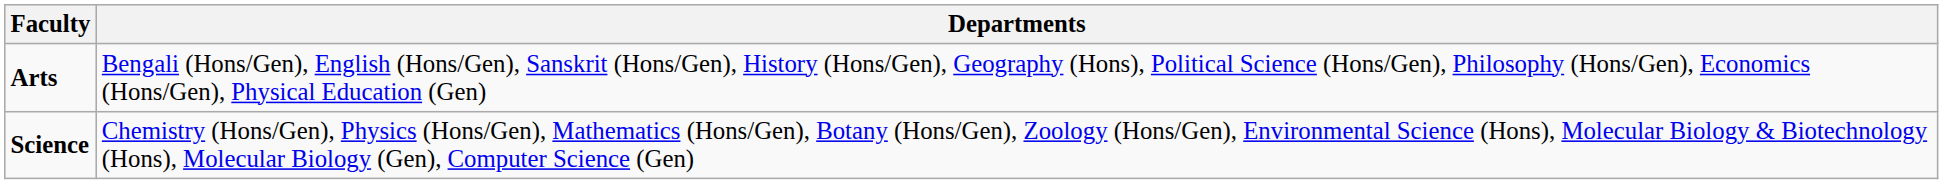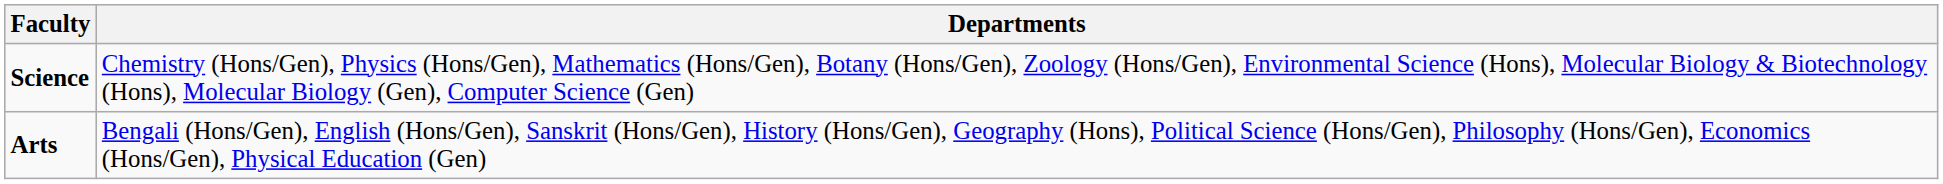rows swapped: (50, 144) <-> (34, 77)
